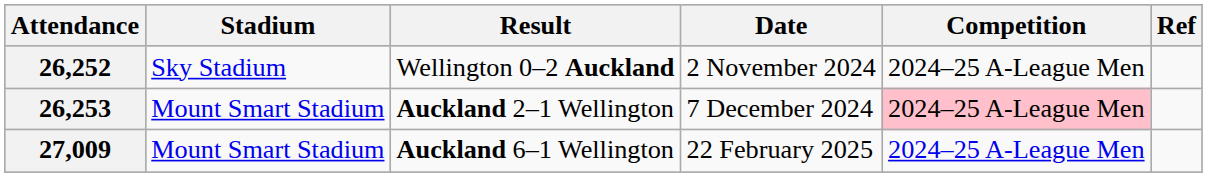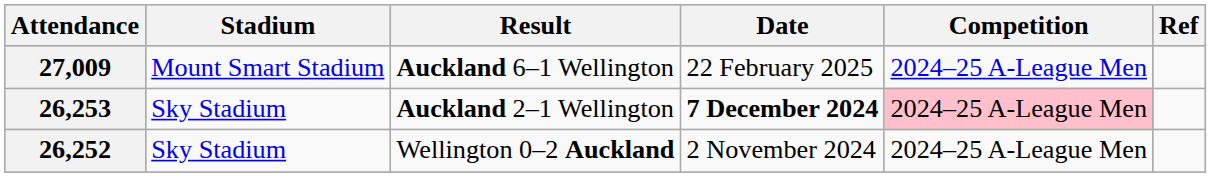rows swapped: (75, 150) <-> (75, 66)
(268, 108) Mount Smart Stadium -> (219, 108) Sky Stadium
(780, 108) normal -> (782, 108) bold
